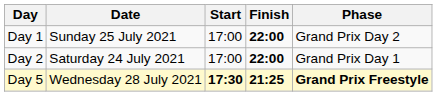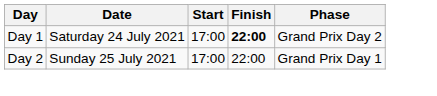(113, 36) Sunday 25 July 2021 -> (117, 36) Saturday 24 July 2021
(117, 58) Saturday 24 July 2021 -> (113, 58) Sunday 25 July 2021
(267, 58) bold -> (248, 58) normal
- row: (25, 79)
